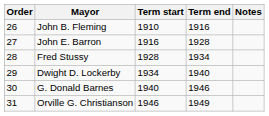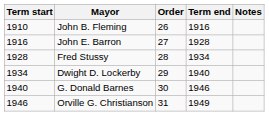columns swapped: (20, 12) <-> (161, 12)
